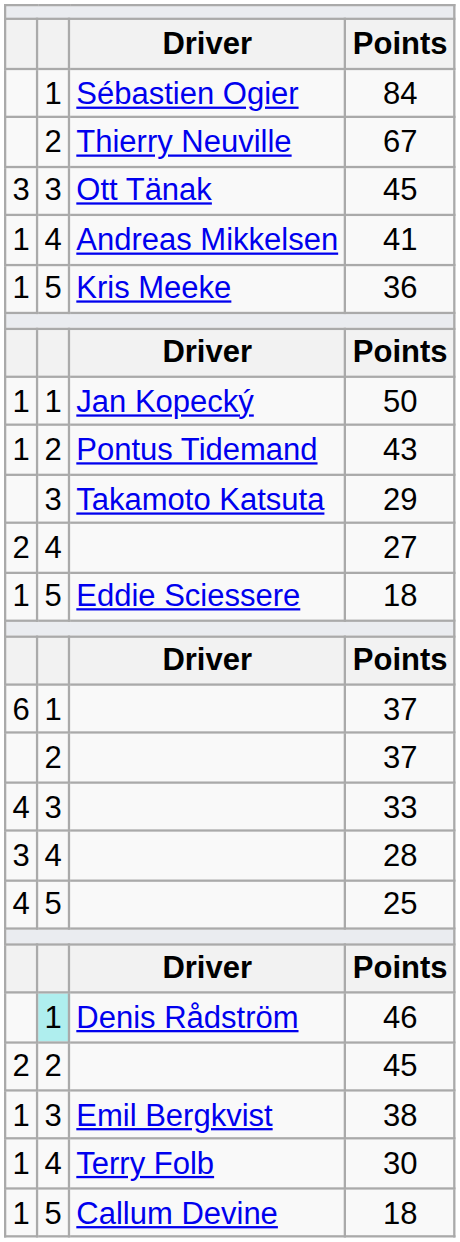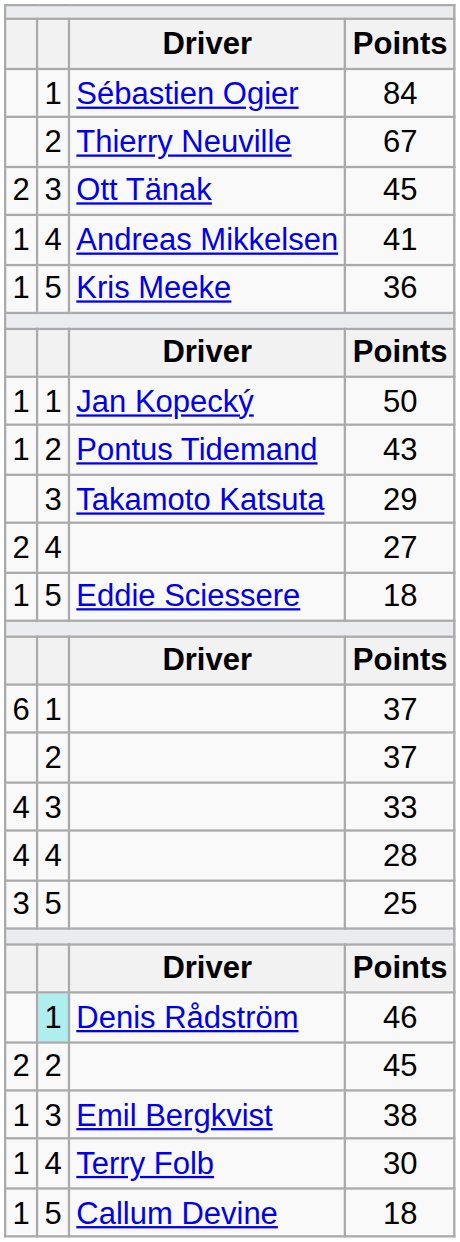(21, 190) 3 -> (21, 190) 2
(21, 855) 3 -> (21, 855) 4
(21, 904) 4 -> (21, 904) 3
